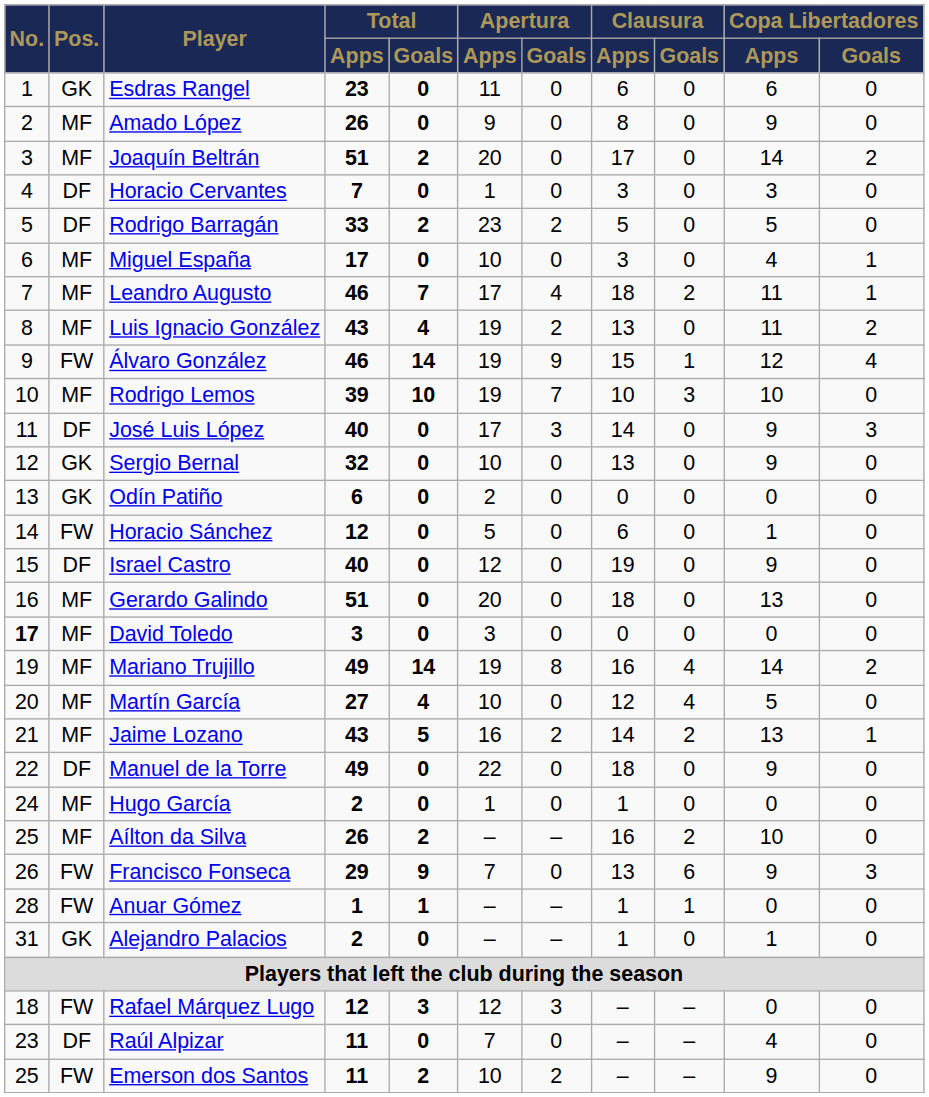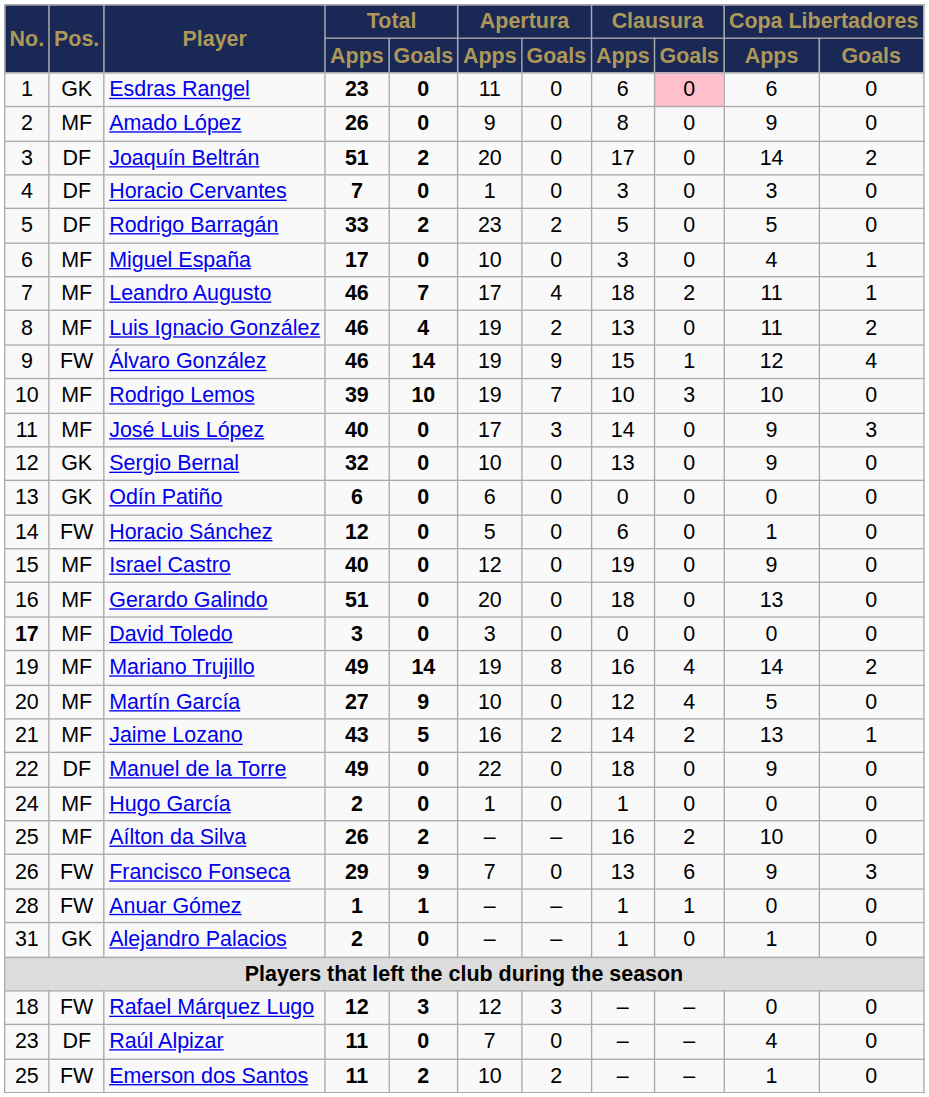(689, 89) no background -> (689, 89) pink background
(77, 157) MF -> (77, 157) DF
(357, 327) 43 -> (357, 327) 46
(77, 429) DF -> (77, 429) MF
(490, 497) 2 -> (490, 497) 6
(77, 565) DF -> (77, 565) MF
(423, 701) 4 -> (423, 701) 9
(772, 1075) 9 -> (772, 1075) 1
